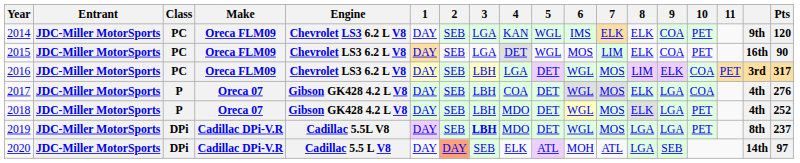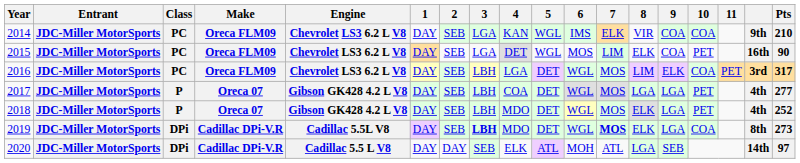(642, 33) ELK -> (643, 33) VIR
(702, 33) PET -> (703, 33) COA
(782, 33) 120 -> (784, 33) 210
(642, 91) ELK -> (643, 91) LGA
(702, 91) COA -> (703, 91) PET
(782, 91) 276 -> (784, 91) 277
(612, 129) normal -> (613, 129) bold
(642, 129) LGA -> (643, 129) ELK
(702, 129) PET -> (703, 129) COA
(782, 129) 237 -> (784, 129) 273
(454, 149) lightsalmon background -> (454, 149) no background
